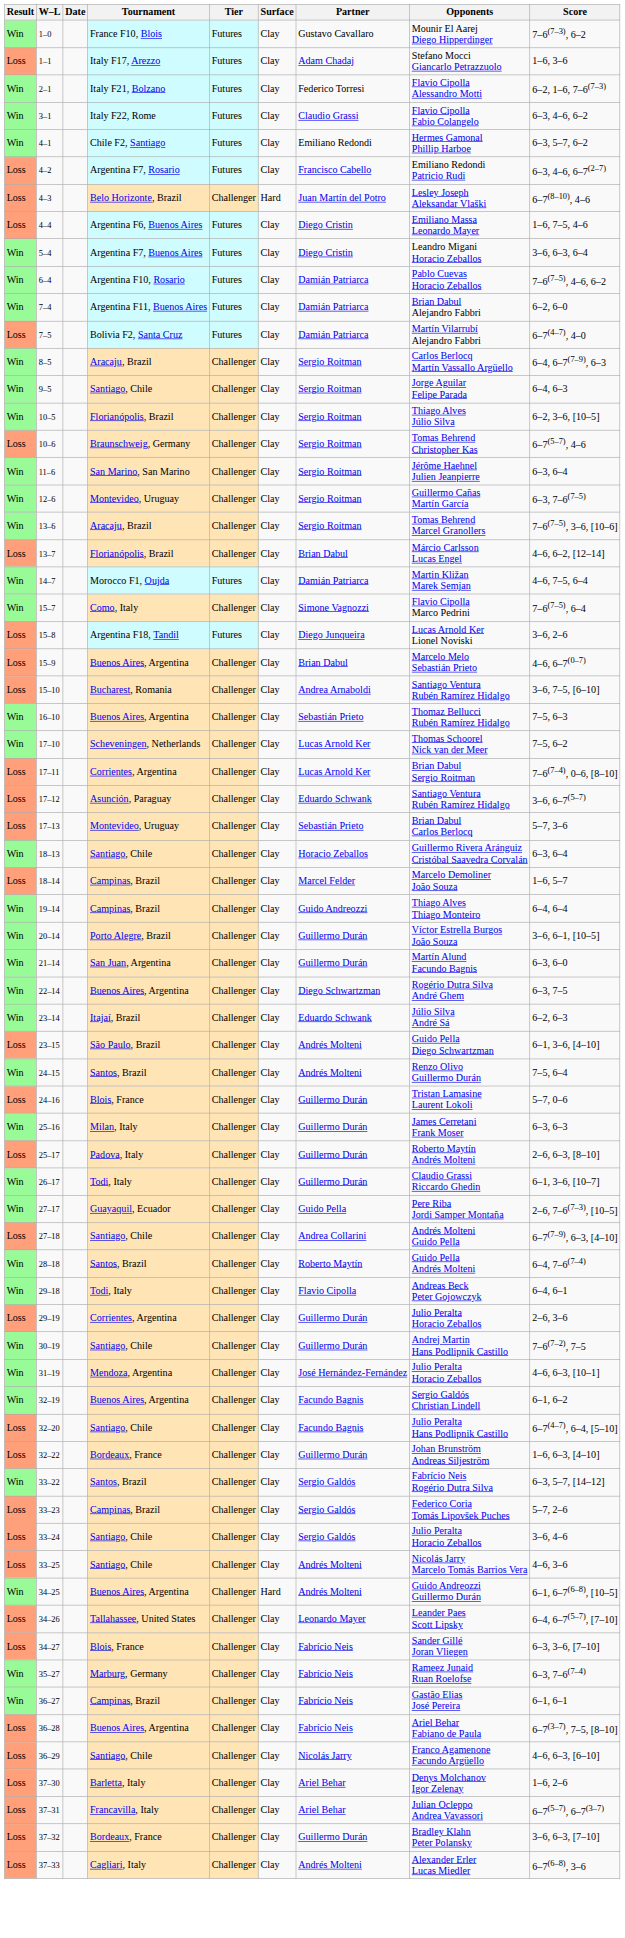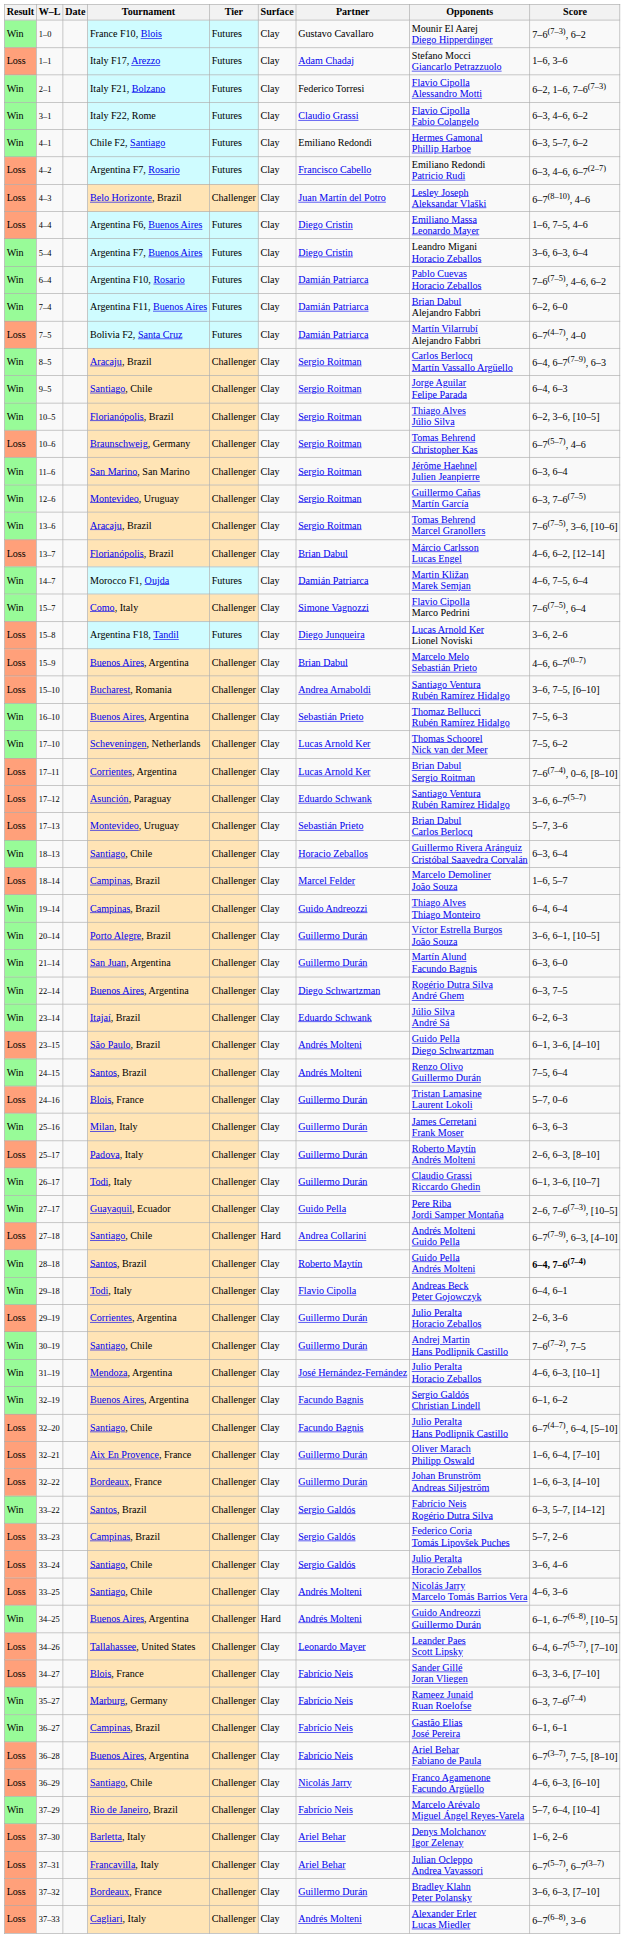(271, 198) Hard -> (270, 198) Clay
(270, 1236) Clay -> (271, 1236) Hard
(559, 1263) normal -> (559, 1263) bold
+ row: (49, 1455)
+ row: (49, 1810)
